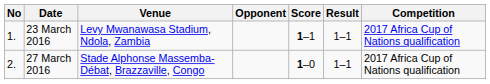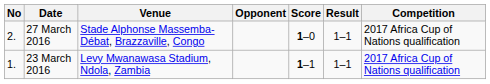rows swapped: (49, 35) <-> (49, 64)
